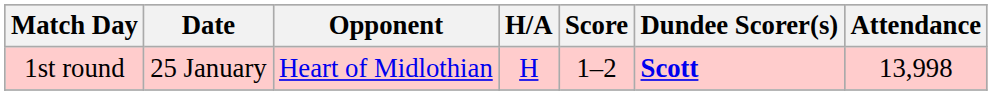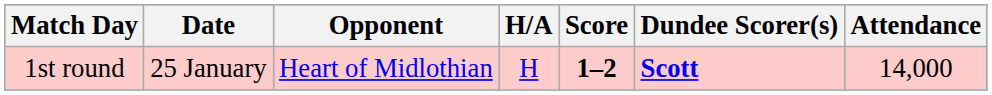(597, 68) normal -> (597, 68) bold
(916, 68) 13,998 -> (916, 68) 14,000
